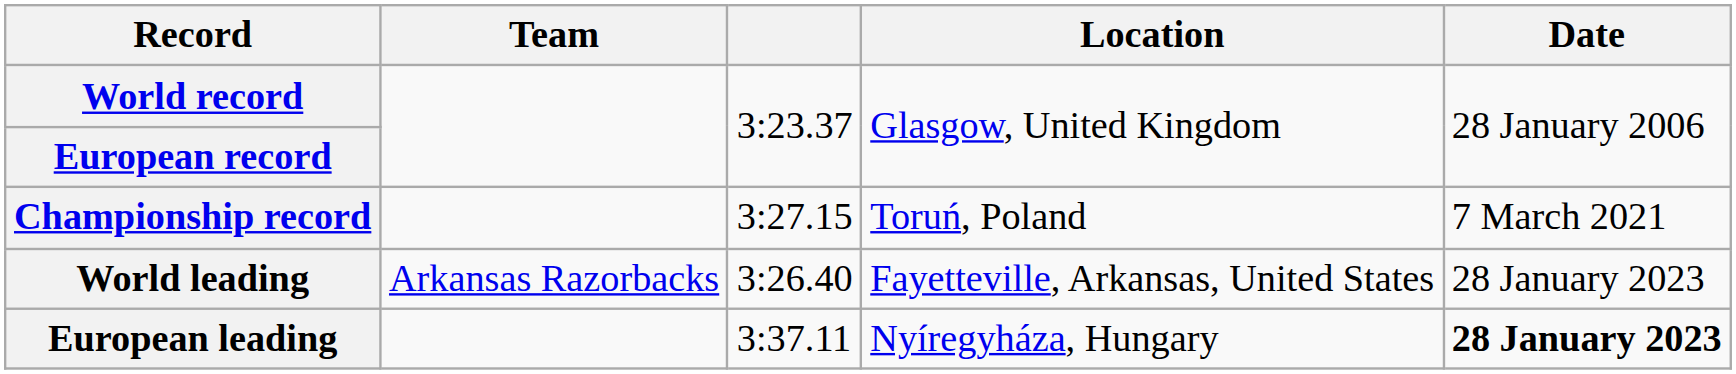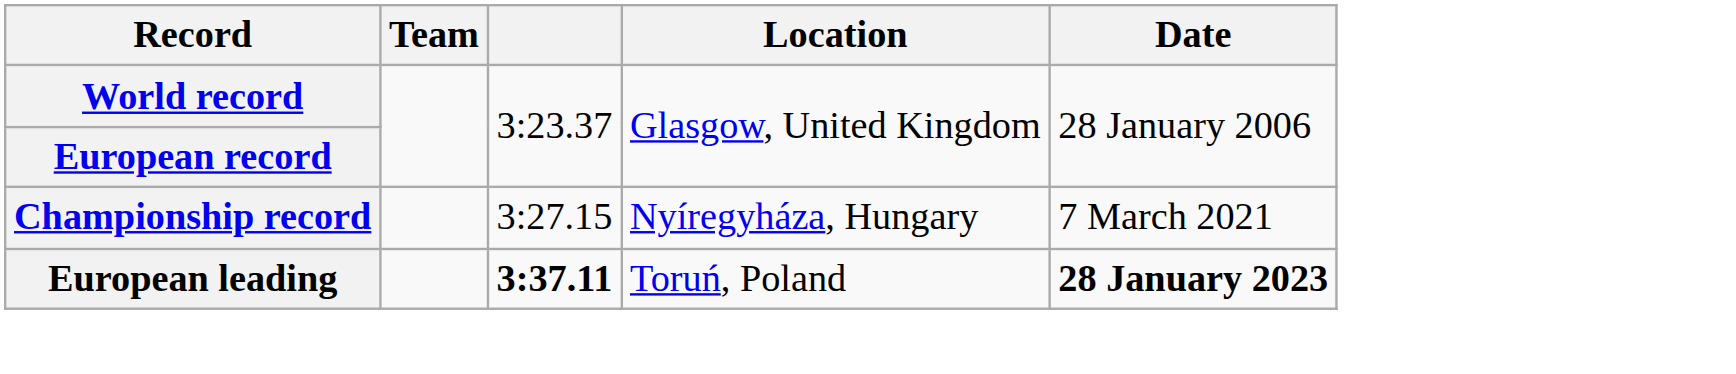(978, 216) Toruń, Poland -> (804, 216) Nyíregyháza, Hungary
- row: (193, 277)
(794, 338) normal -> (554, 277) bold
(1044, 338) Nyíregyháza, Hungary -> (738, 277) Toruń, Poland
